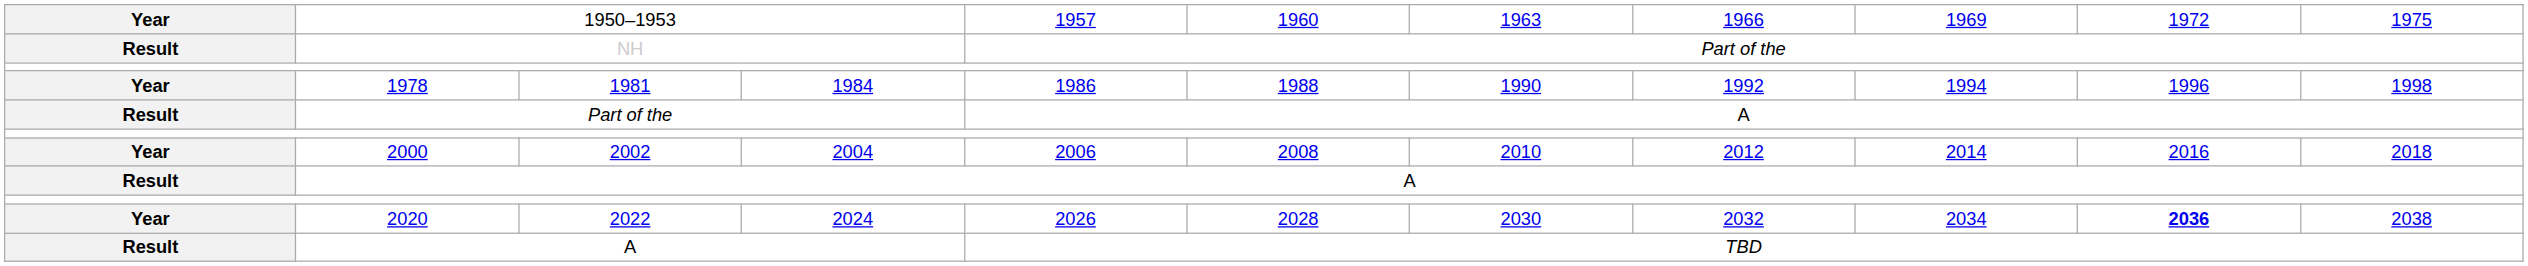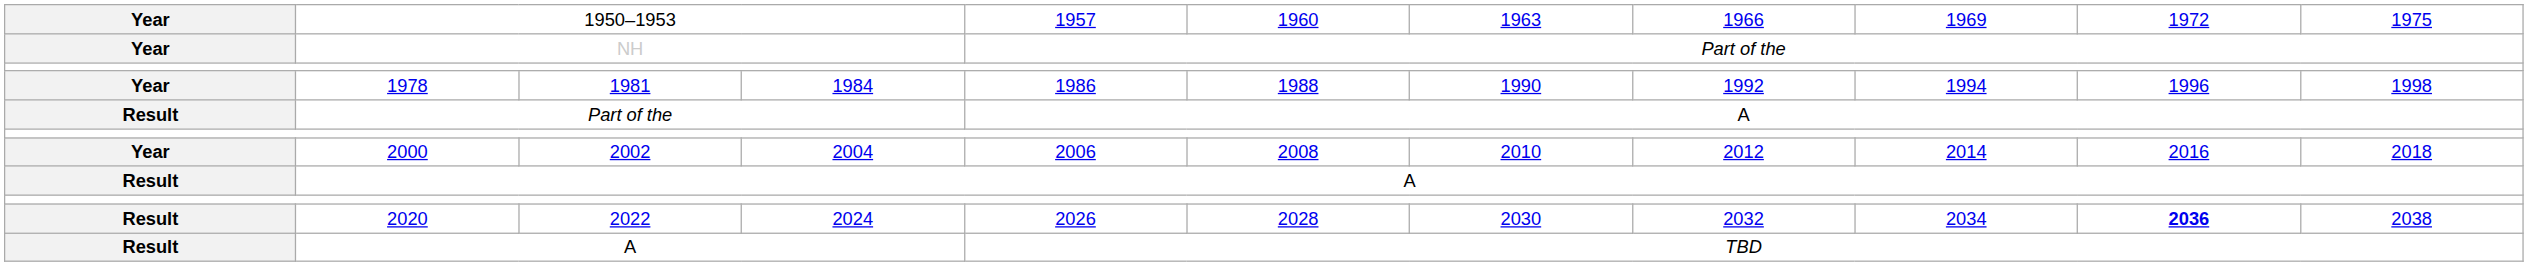(150, 48) Result -> (150, 48) Year
(150, 219) Year -> (150, 219) Result
